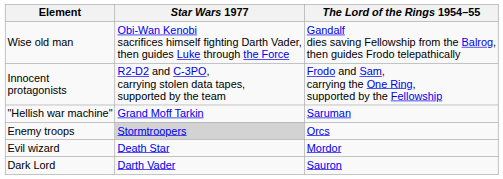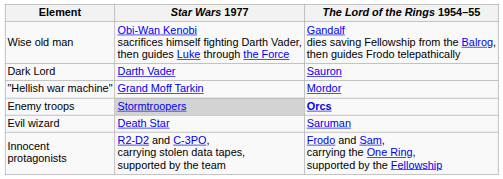rows swapped: (37, 84) <-> (31, 165)
(329, 113) Saruman -> (324, 89) Mordor
(318, 131) normal -> (319, 106) bold
(324, 148) Mordor -> (329, 123) Saruman
